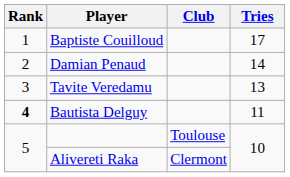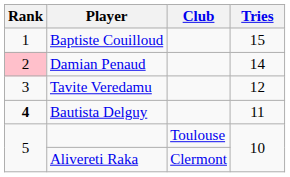(257, 40) 17 -> (257, 40) 15
(25, 64) no background -> (25, 64) pink background
(257, 87) 13 -> (257, 87) 12
